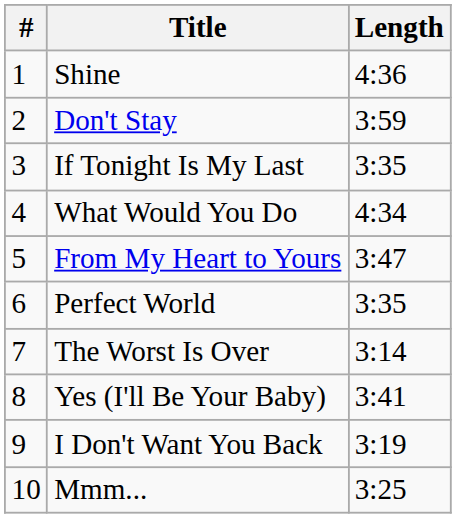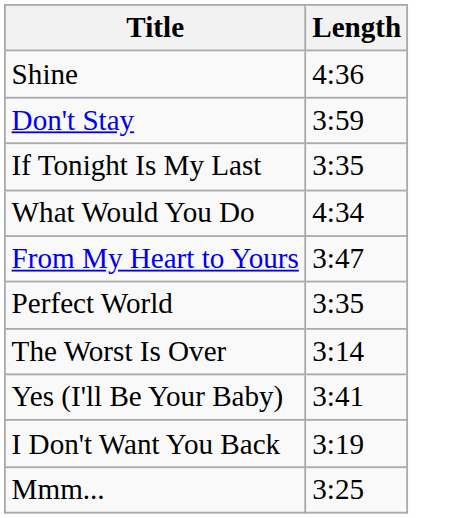- column: (26, 27)
